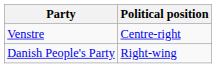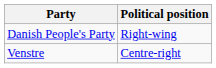rows swapped: (61, 53) <-> (26, 33)
